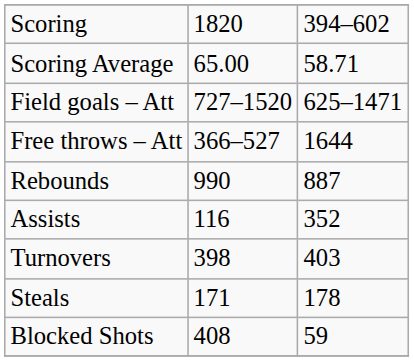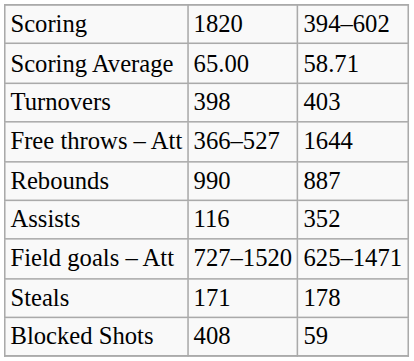rows swapped: (92, 102) <-> (61, 258)
